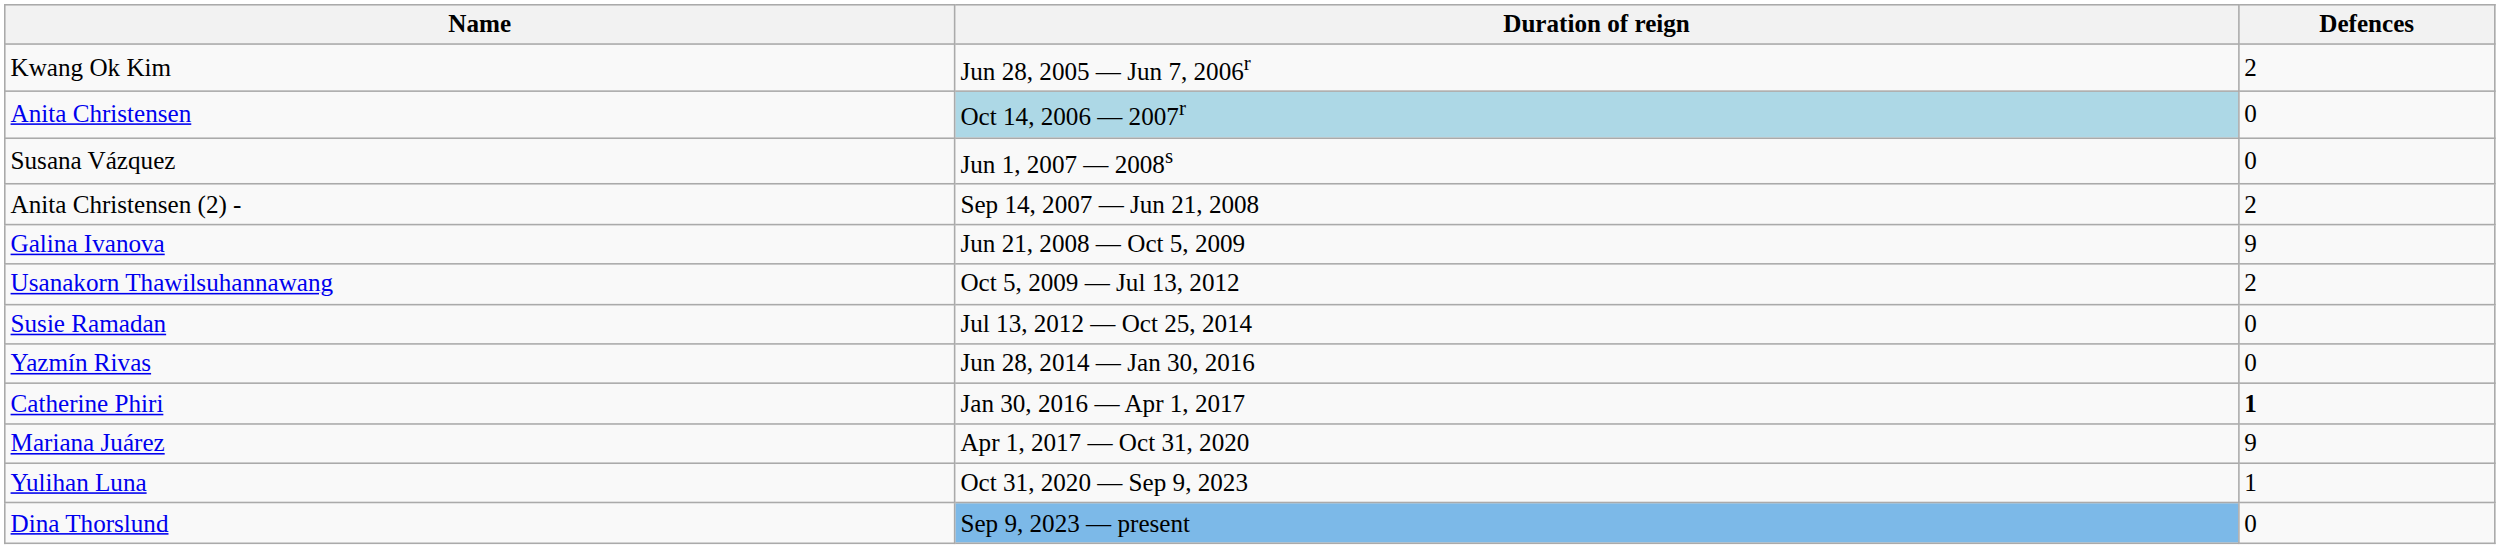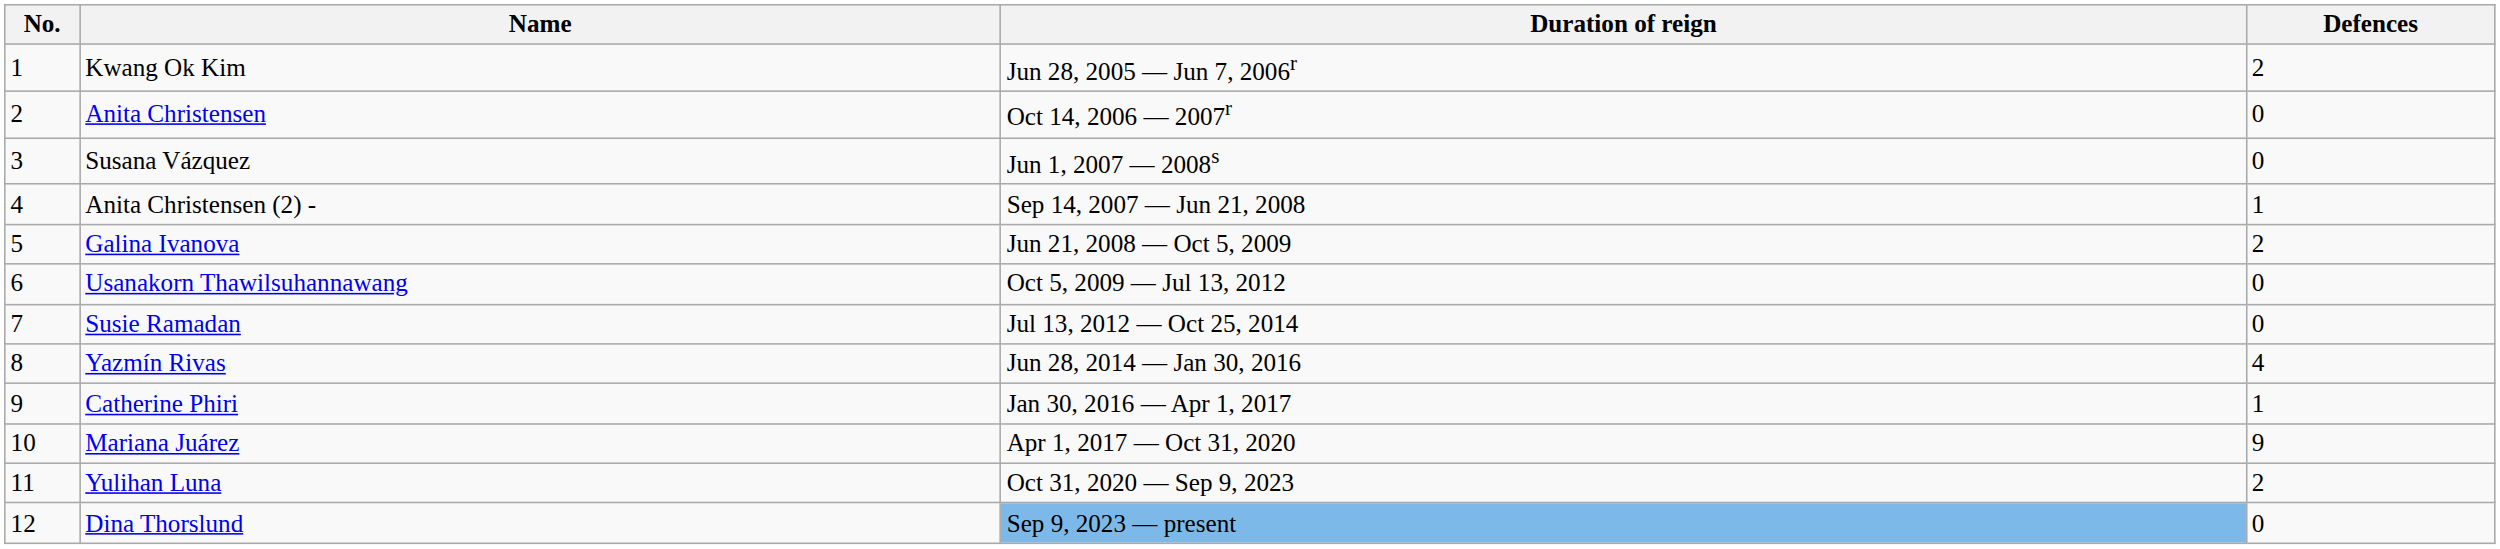+ column: (42, 24)
(1073, 114) lightblue background -> (1119, 114) no background
(2250, 204) 2 -> (2258, 204) 1
(2250, 243) 9 -> (2258, 243) 2
(2250, 283) 2 -> (2258, 283) 0
(2250, 363) 0 -> (2258, 363) 4
(2250, 403) bold -> (2258, 403) normal
(2250, 483) 1 -> (2258, 483) 2
